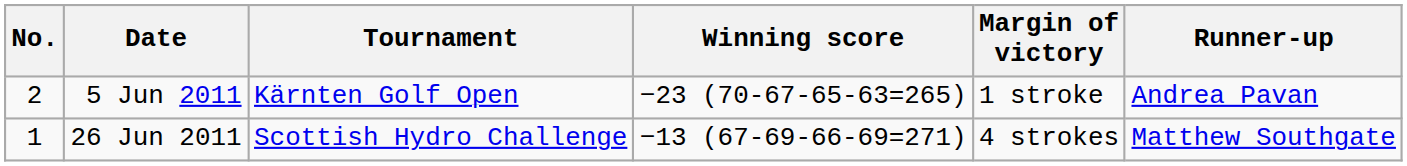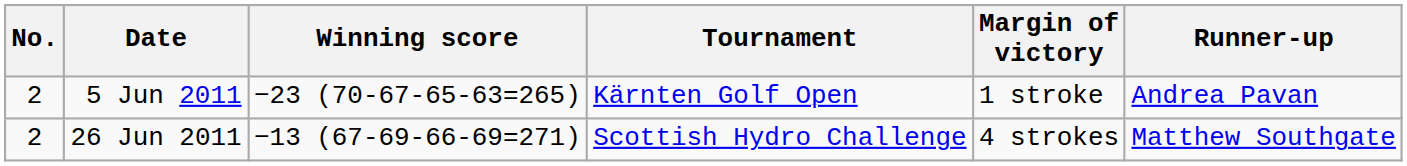columns swapped: (441, 41) <-> (803, 41)
(35, 139) 1 -> (35, 139) 2
